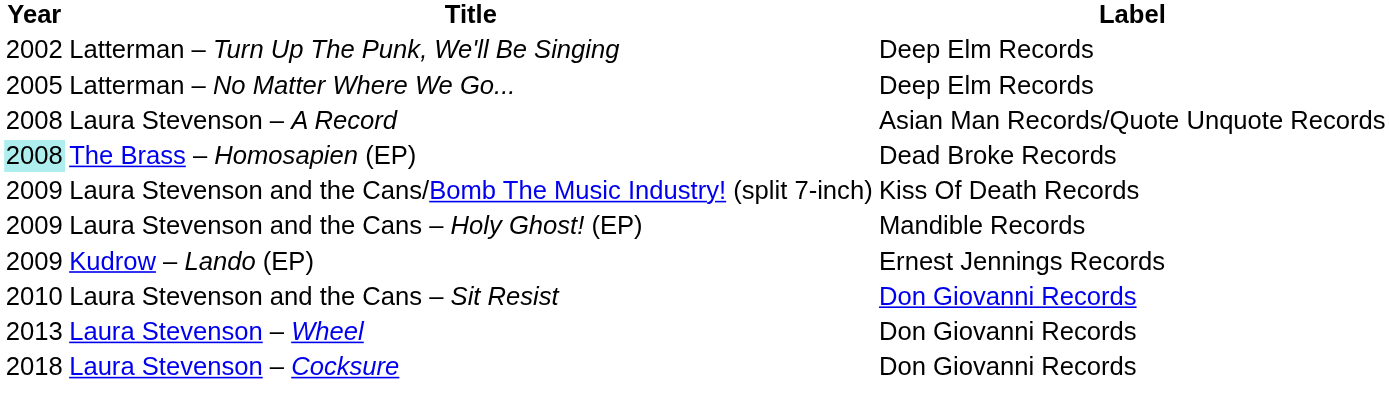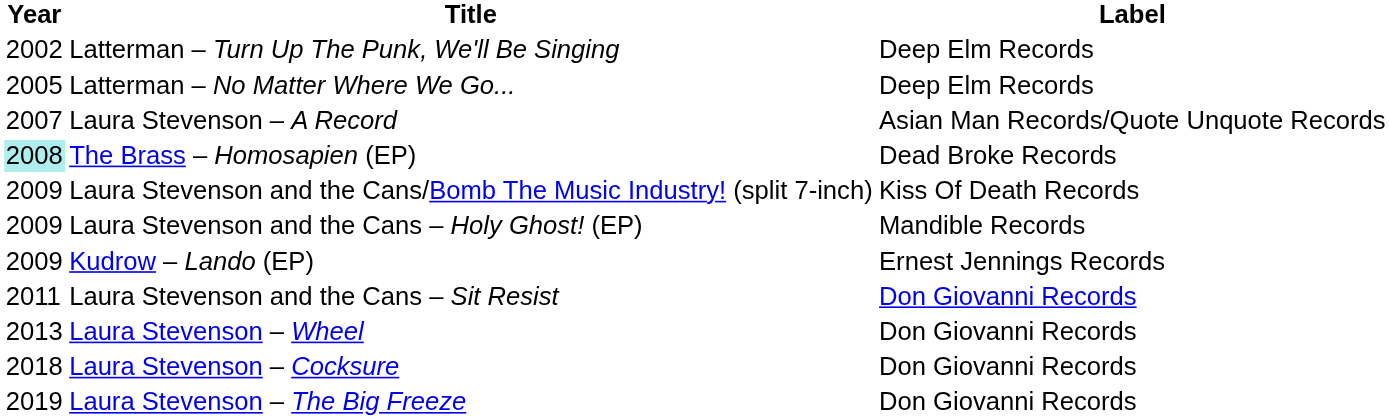(34, 120) 2008 -> (34, 120) 2007
(34, 296) 2010 -> (33, 296) 2011
+ row: (268, 402)
